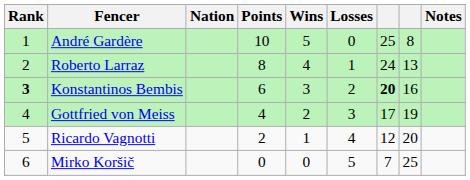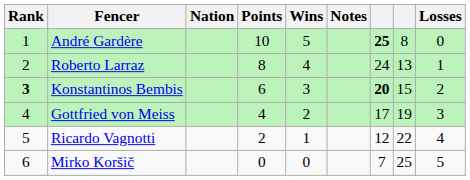columns swapped: (352, 16) <-> (443, 16)
(388, 41) normal -> (382, 41) bold
(410, 89) 16 -> (404, 89) 15
(410, 138) 20 -> (404, 138) 22
